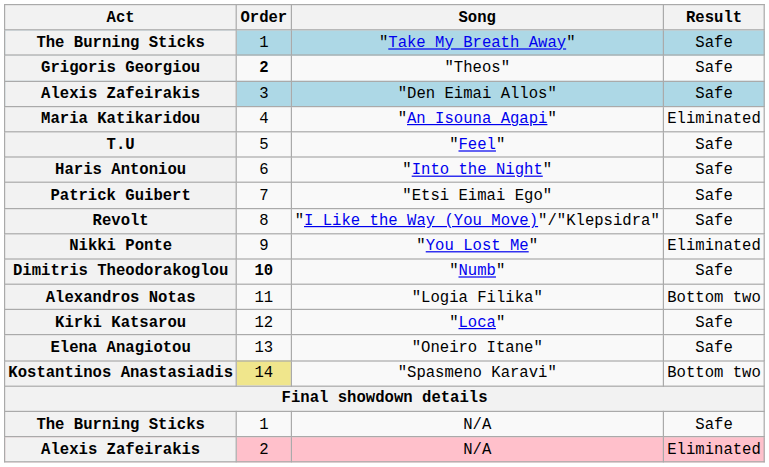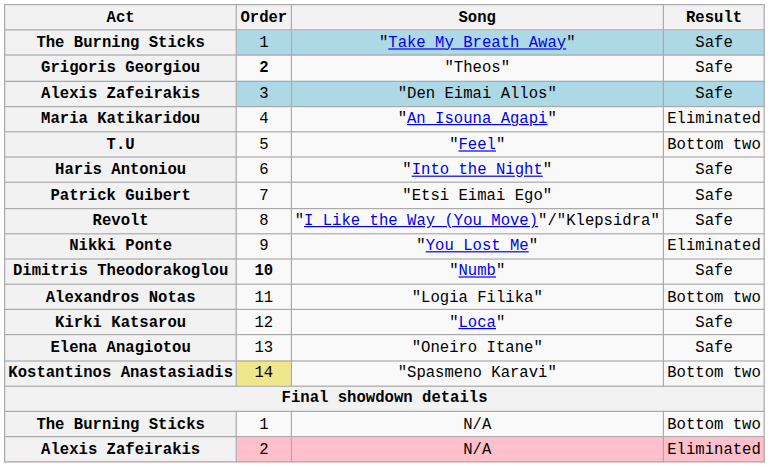(714, 144) Safe -> (714, 144) Bottom two
(714, 424) Safe -> (714, 424) Bottom two
